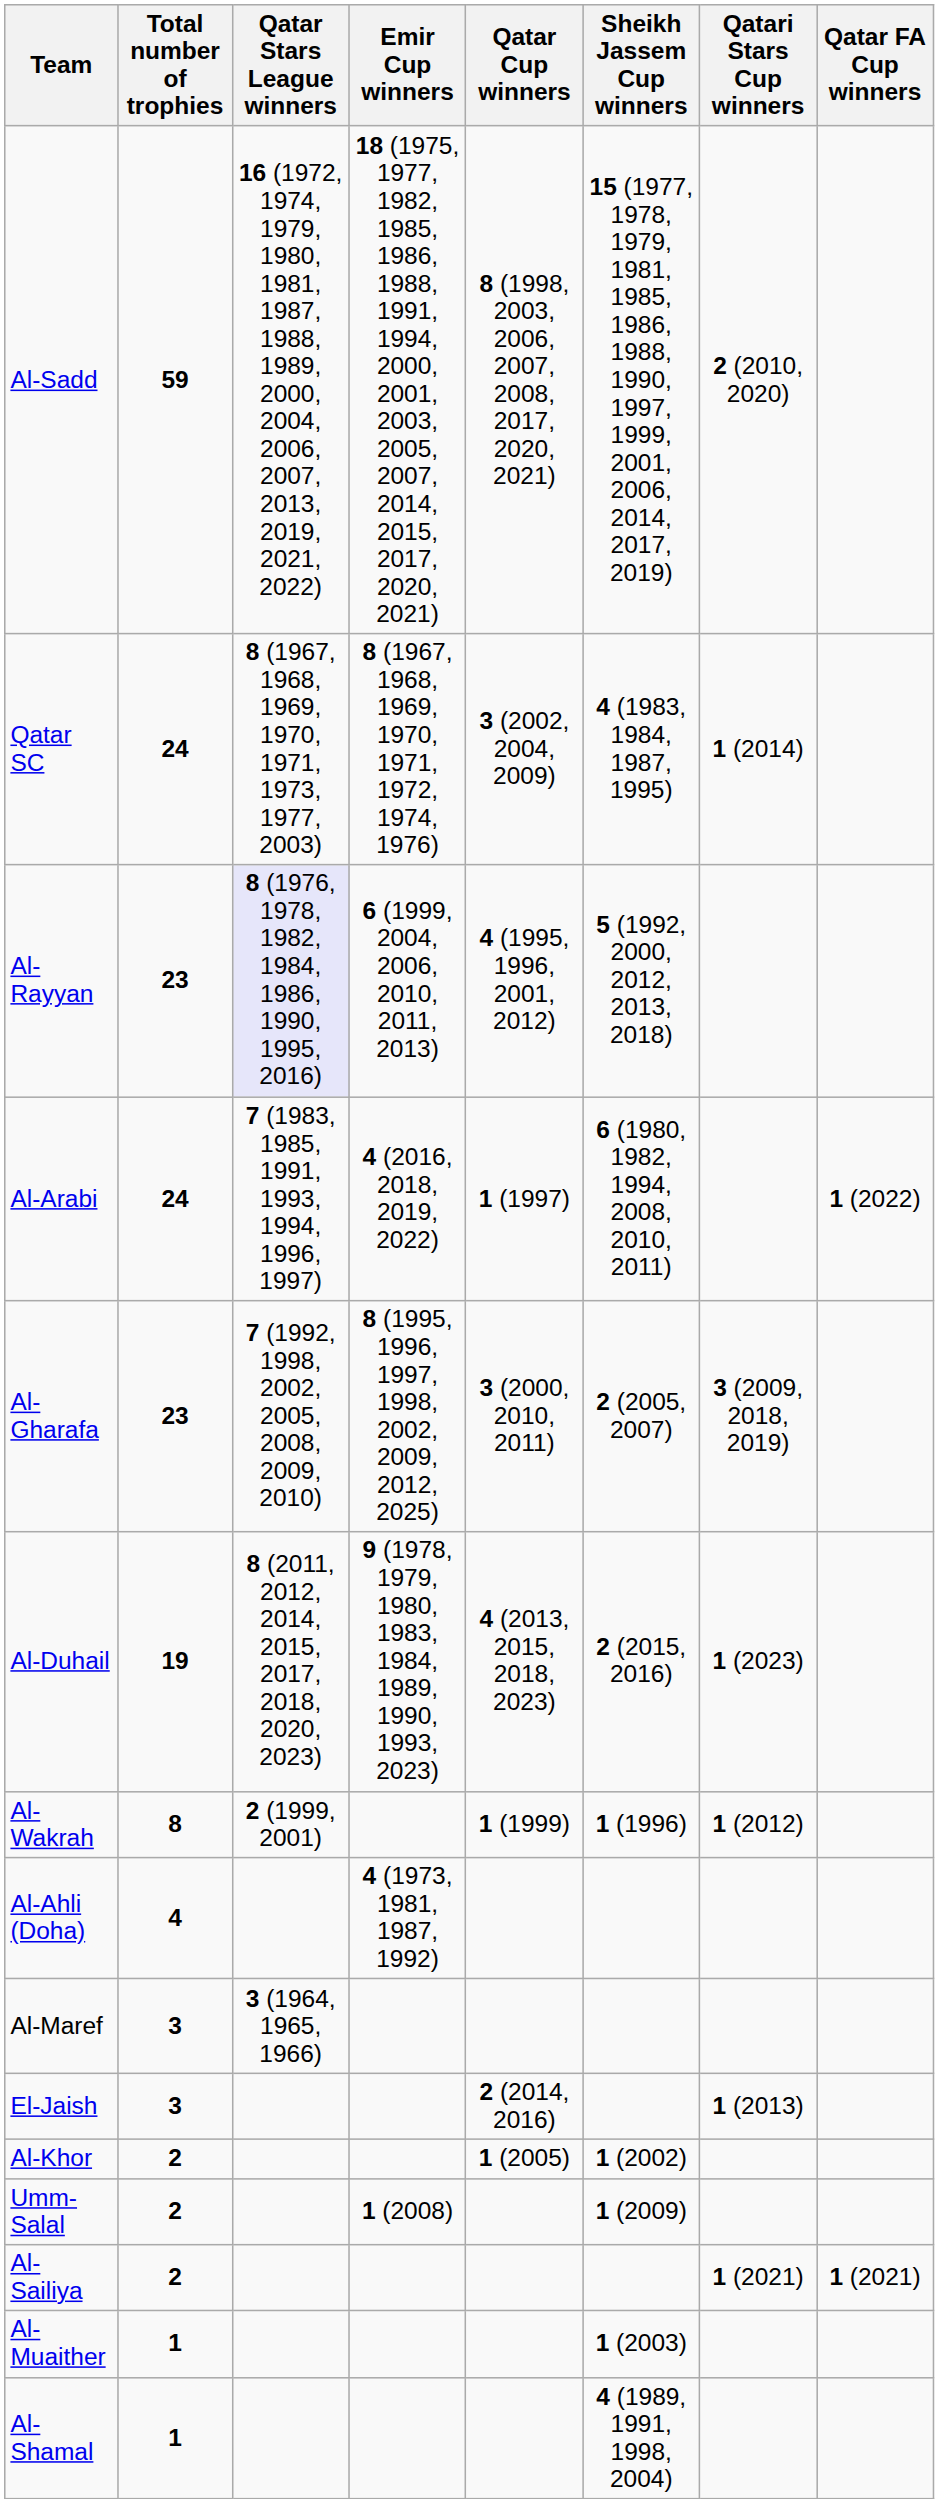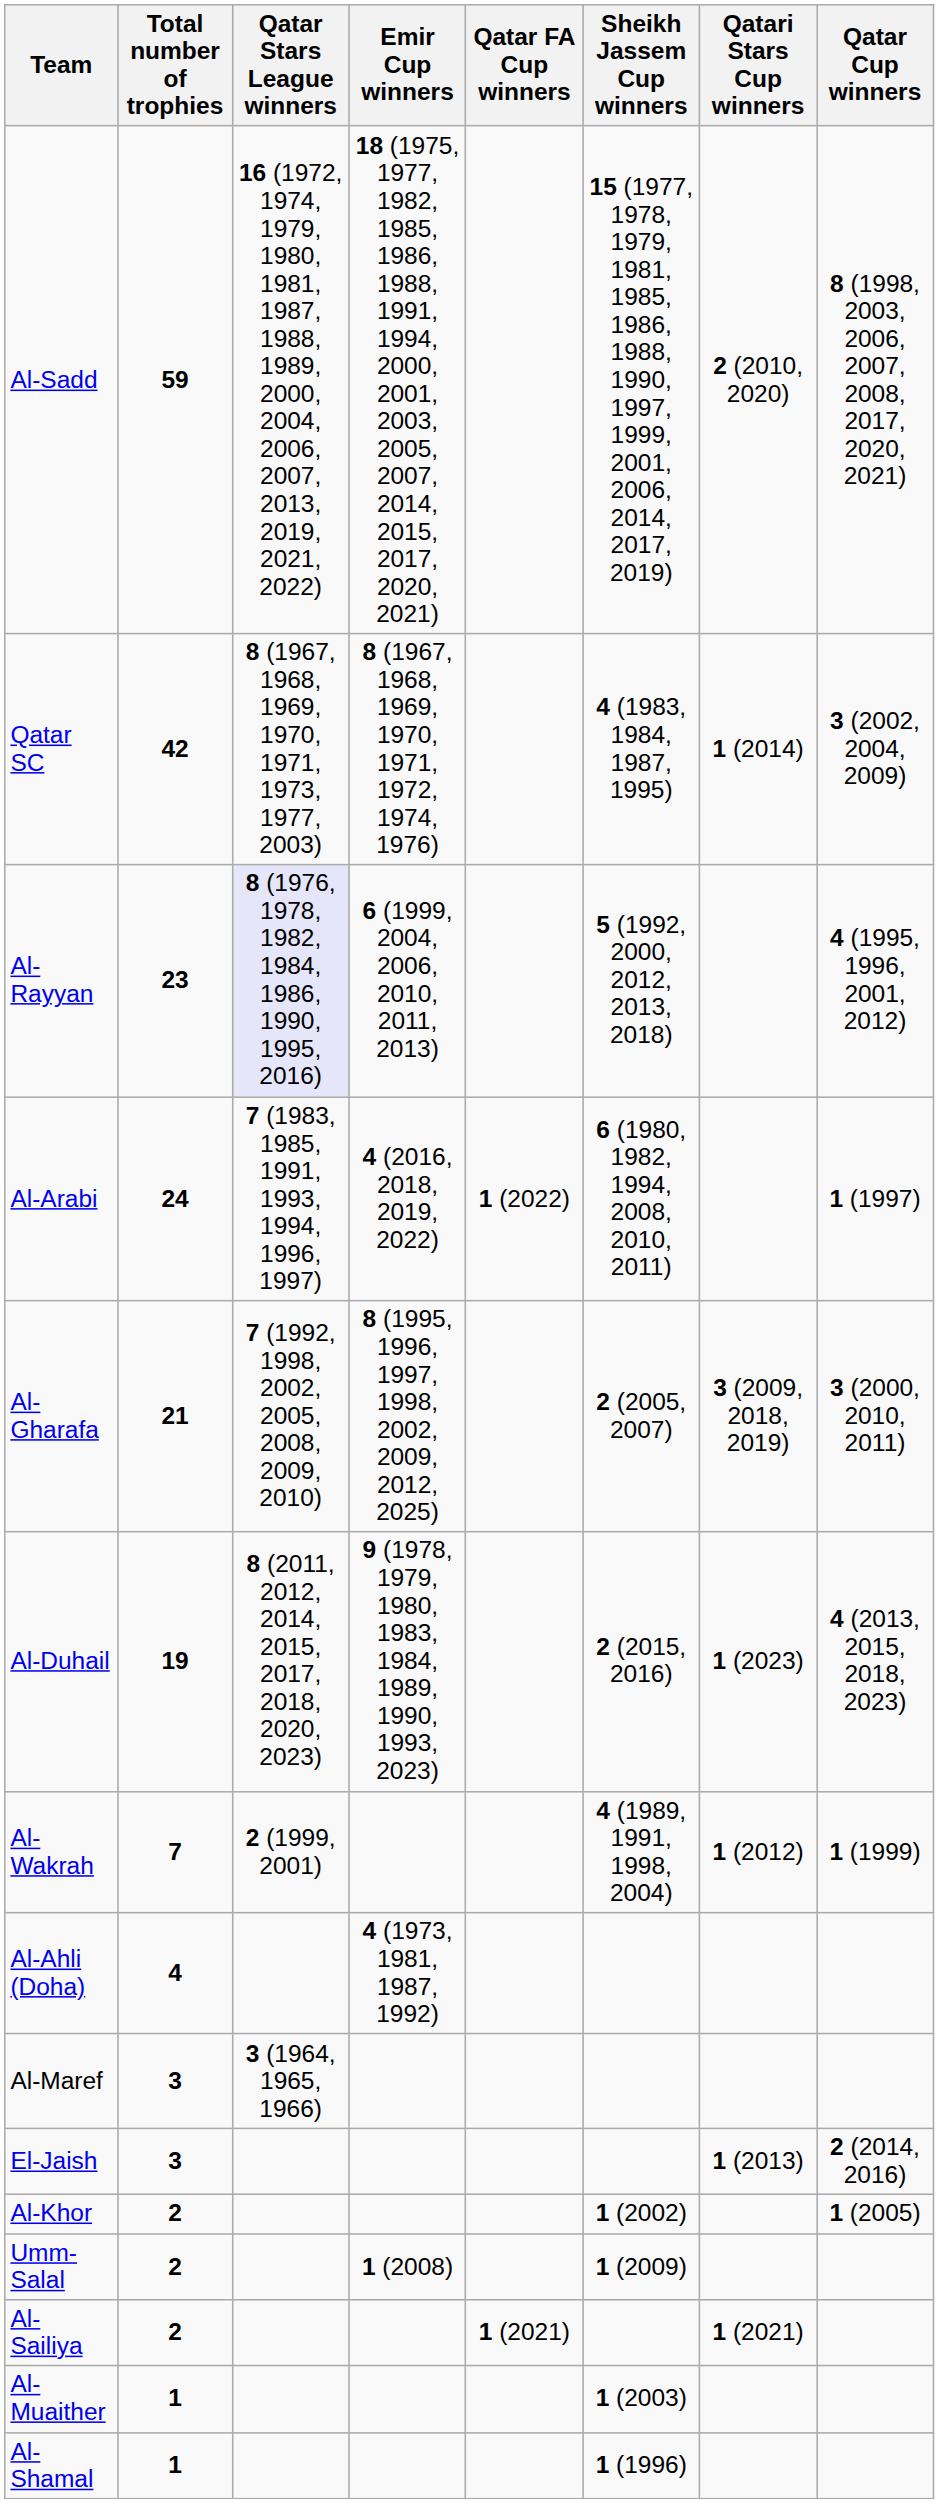columns swapped: (524, 65) <-> (875, 65)
(175, 748) 24 -> (175, 748) 42
(175, 1416) 23 -> (175, 1416) 21
(175, 1824) 8 -> (175, 1851) 7
(641, 1824) 1 (1996) -> (641, 1851) 4 (1989, 1991, 1998, 2004)
(641, 2437) 4 (1989, 1991, 1998, 2004) -> (641, 2465) 1 (1996)
